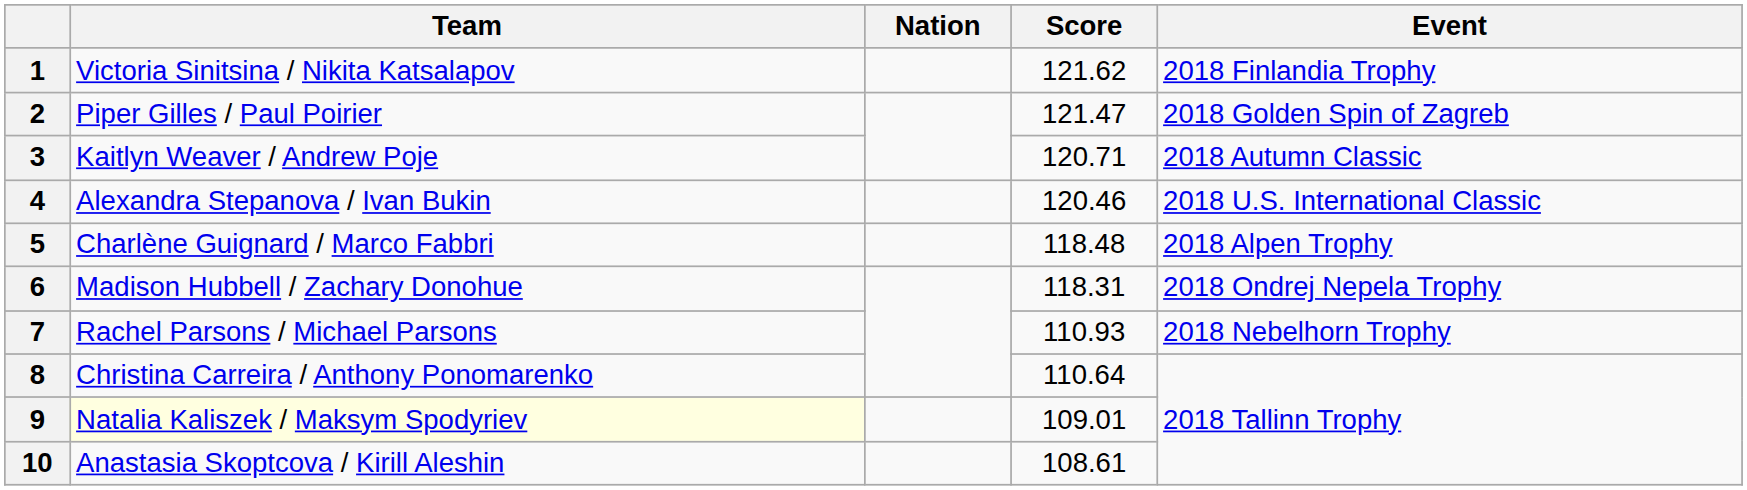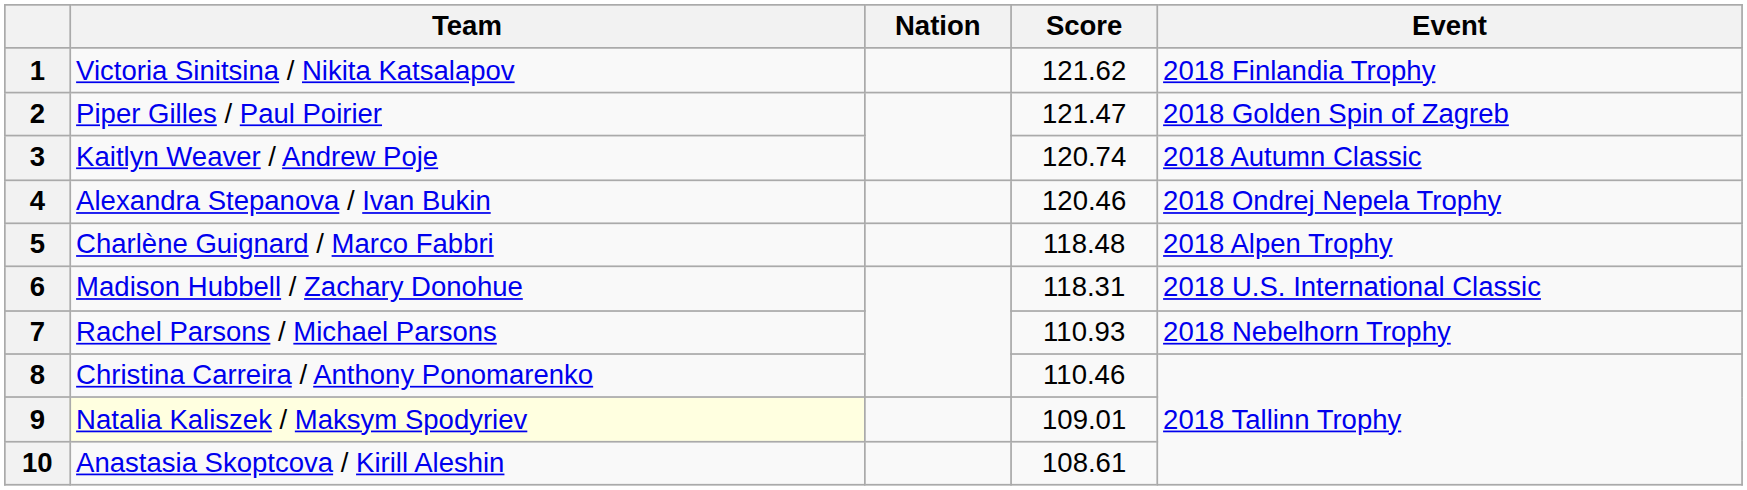(1084, 157) 120.71 -> (1084, 157) 120.74
(1352, 200) 2018 U.S. International Classic -> (1332, 200) 2018 Ondrej Nepela Trophy
(1332, 288) 2018 Ondrej Nepela Trophy -> (1352, 288) 2018 U.S. International Classic
(1084, 375) 110.64 -> (1084, 375) 110.46
